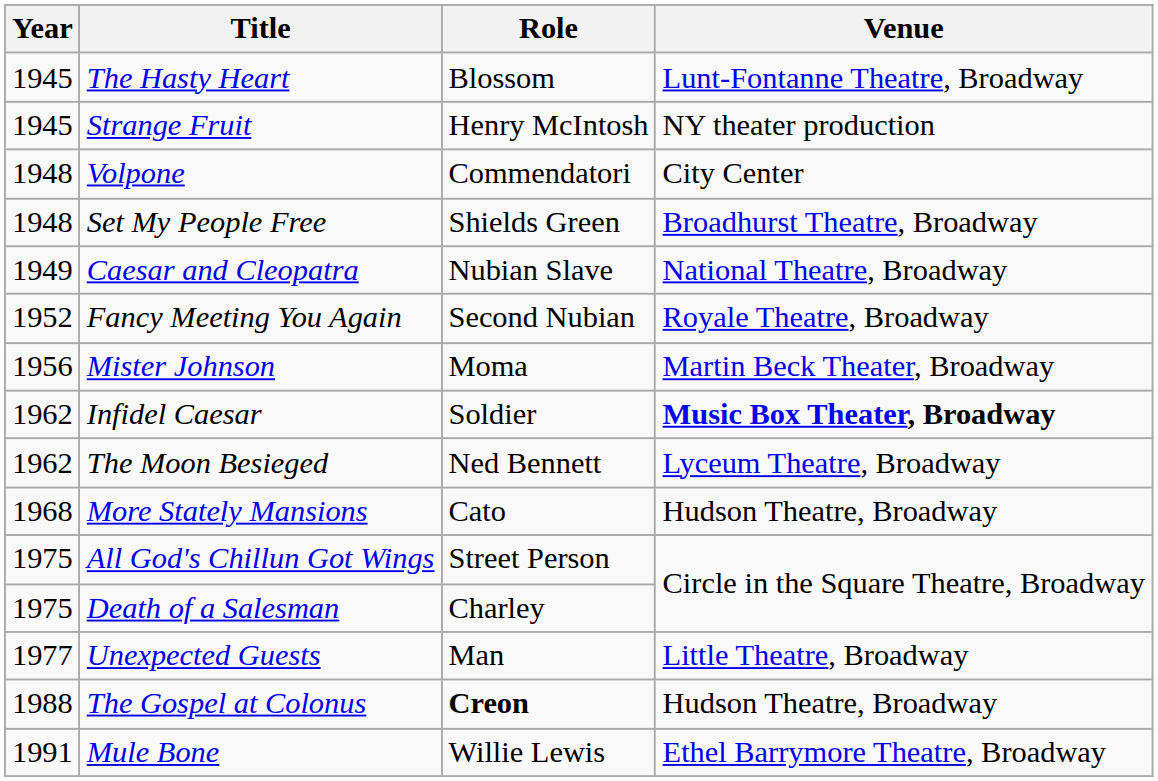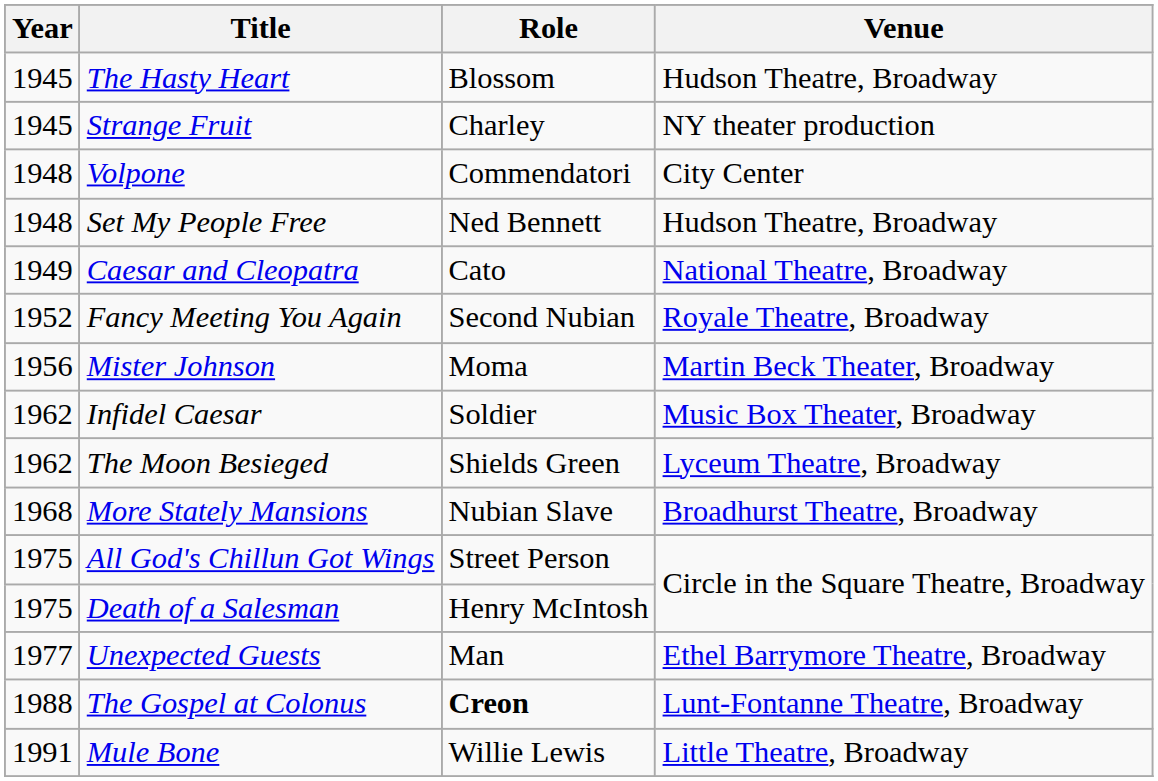(873, 76) Lunt-Fontanne Theatre, Broadway -> (830, 76) Hudson Theatre, Broadway
(549, 125) Henry McIntosh -> (497, 125) Charley
(534, 221) Shields Green -> (525, 221) Ned Bennett
(850, 221) Broadhurst Theatre, Broadway -> (830, 221) Hudson Theatre, Broadway
(531, 269) Nubian Slave -> (477, 269) Cato
(859, 414) bold -> (849, 414) normal
(525, 462) Ned Bennett -> (534, 462) Shields Green
(477, 510) Cato -> (531, 510) Nubian Slave
(830, 510) Hudson Theatre, Broadway -> (850, 510) Broadhurst Theatre, Broadway
(497, 607) Charley -> (549, 607) Henry McIntosh
(816, 655) Little Theatre, Broadway -> (884, 655) Ethel Barrymore Theatre, Broadway
(830, 703) Hudson Theatre, Broadway -> (873, 703) Lunt-Fontanne Theatre, Broadway
(884, 751) Ethel Barrymore Theatre, Broadway -> (816, 751) Little Theatre, Broadway
